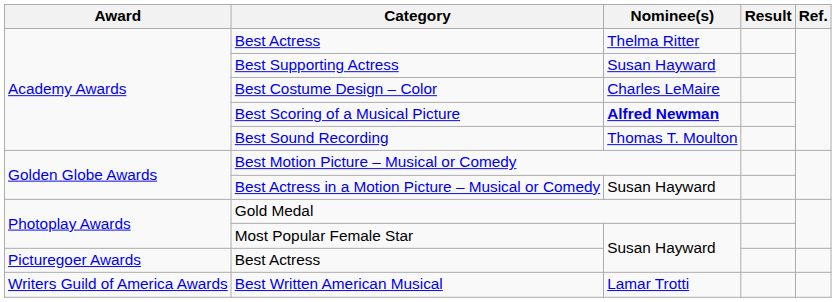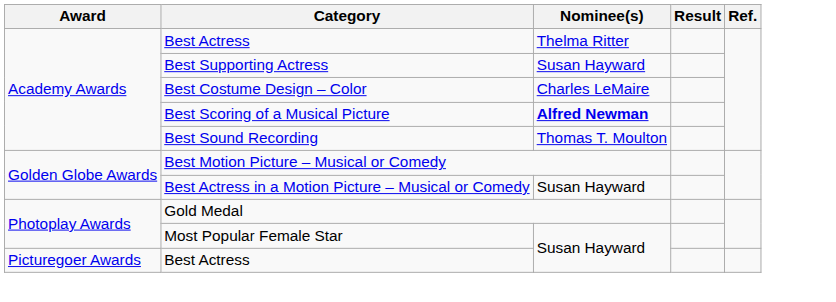- row: (118, 284)
